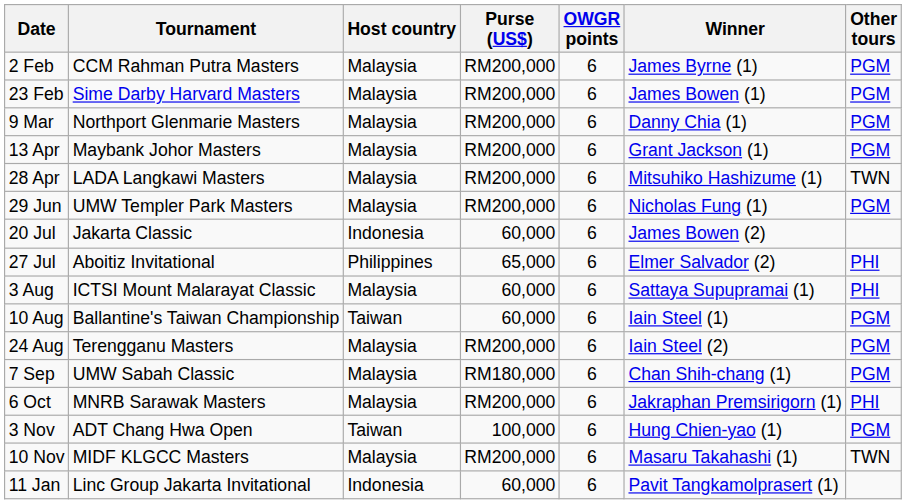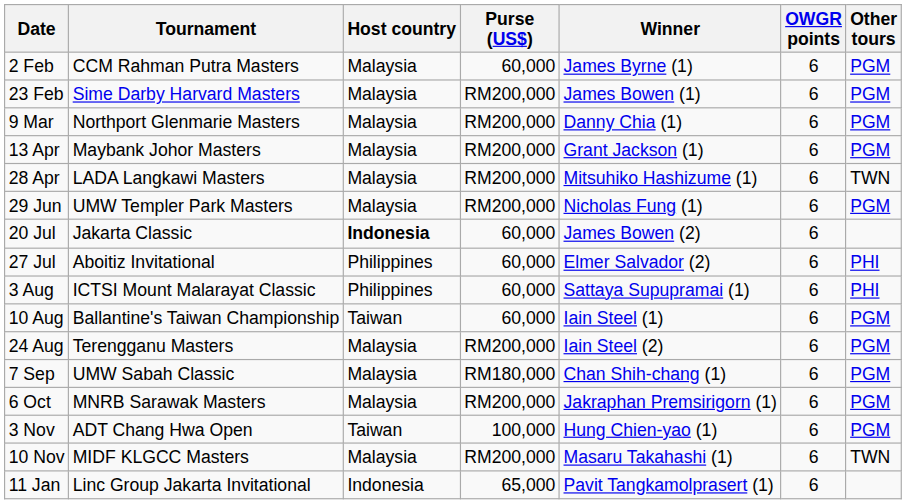columns swapped: (735, 29) <-> (592, 29)
(510, 66) RM200,000 -> (528, 66) 60,000
(386, 234) normal -> (388, 234) bold
(528, 262) 65,000 -> (528, 262) 60,000
(382, 290) Malaysia -> (390, 290) Philippines
(865, 401) PHI -> (870, 401) PGM
(528, 485) 60,000 -> (528, 485) 65,000
